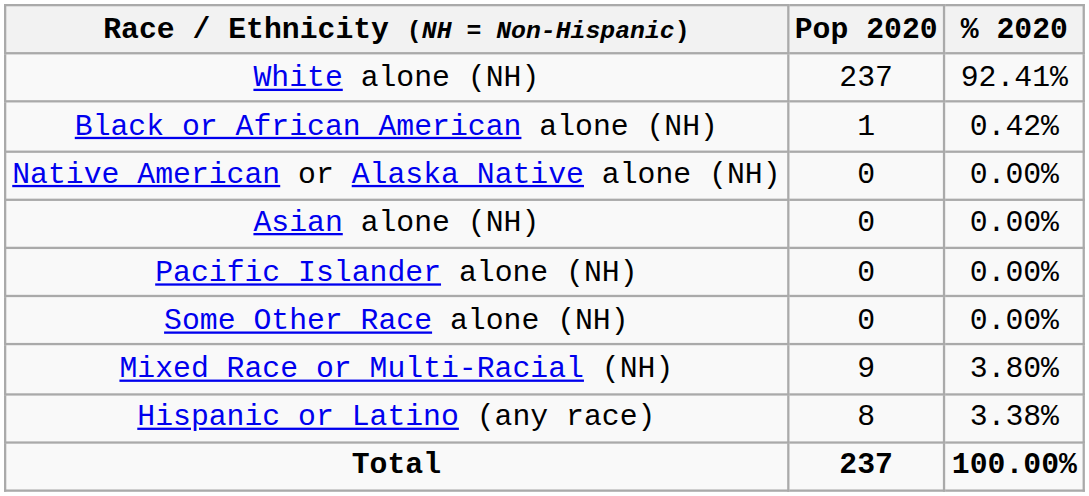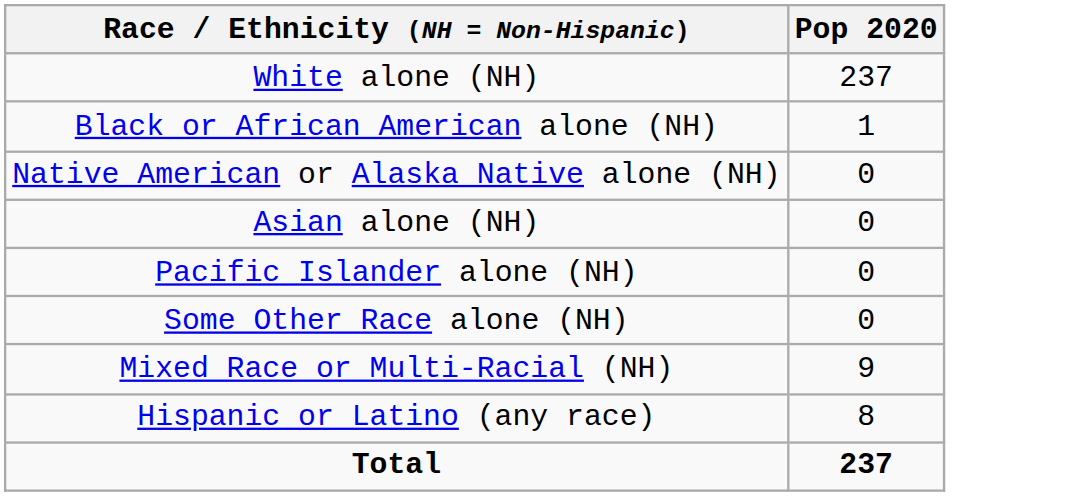- column: (1014, 29)
